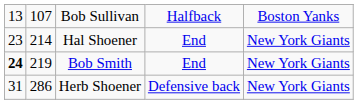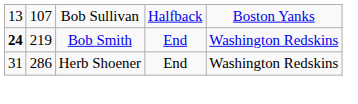- row: (100, 39)
(298, 63) New York Giants -> (274, 39) Washington Redskins
(194, 87) Defensive back -> (175, 63) End
(298, 87) New York Giants -> (274, 63) Washington Redskins
